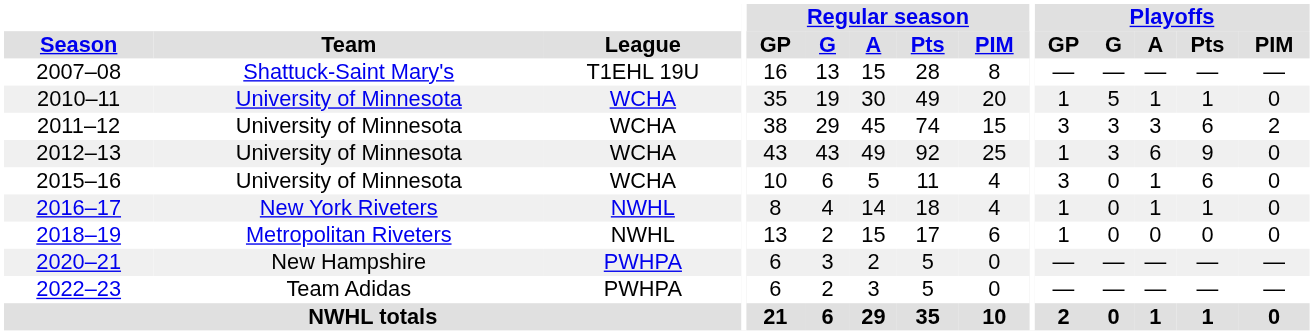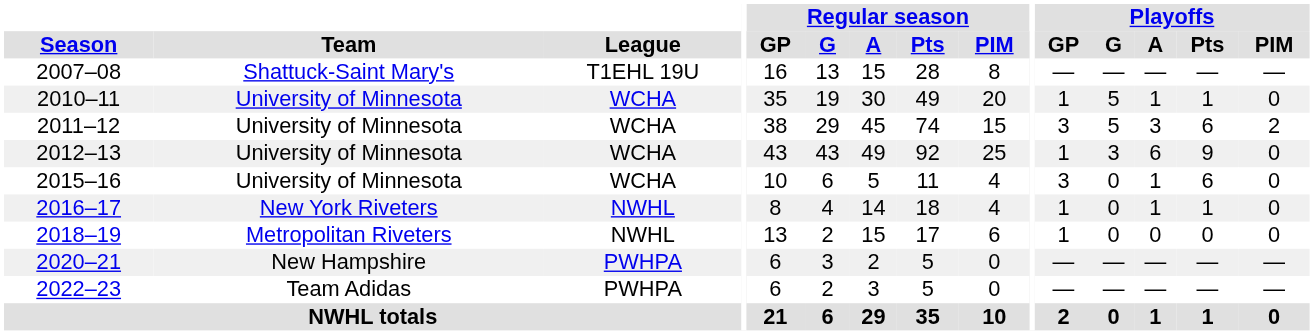(1114, 126) 3 -> (1114, 126) 5
